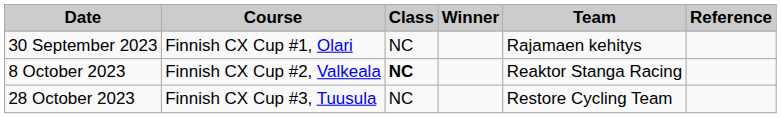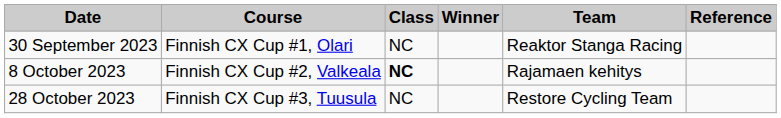(574, 44) Rajamaen kehitys -> (595, 44) Reaktor Stanga Racing
(595, 71) Reaktor Stanga Racing -> (574, 71) Rajamaen kehitys
